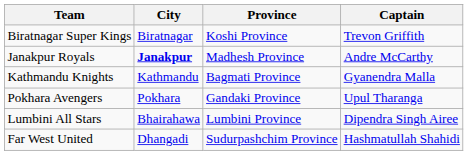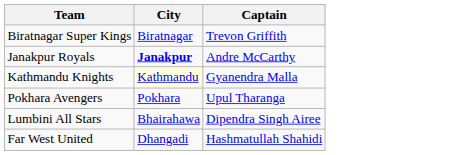- column: (272, 14)
(168, 77) no background -> (168, 77) lightyellow background
